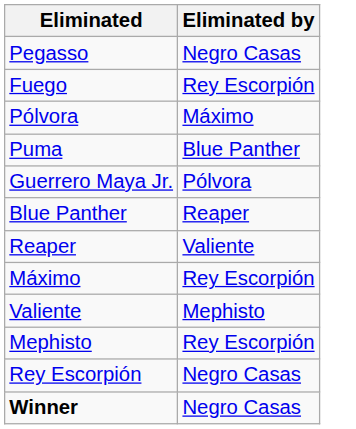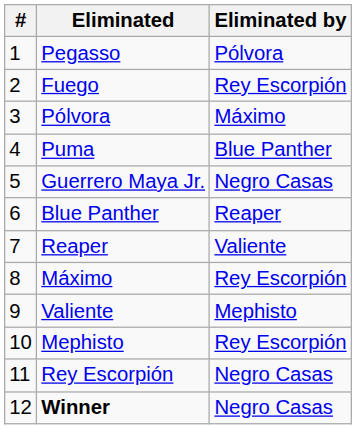+ column: (21, 20)
(242, 52) Negro Casas -> (249, 52) Pólvora
(217, 181) Pólvora -> (274, 181) Negro Casas
